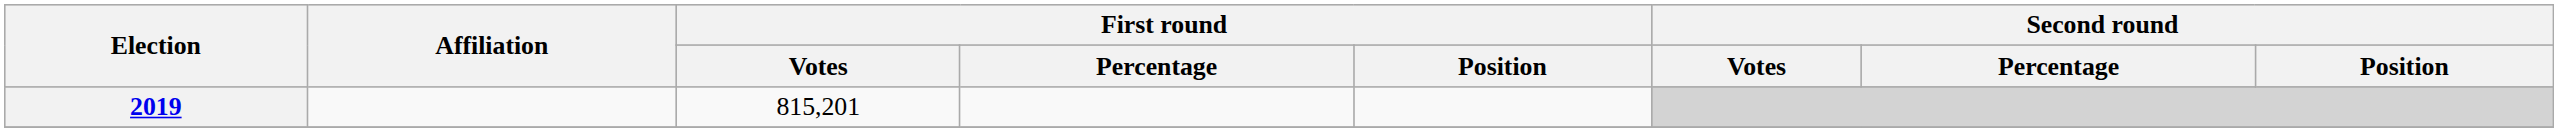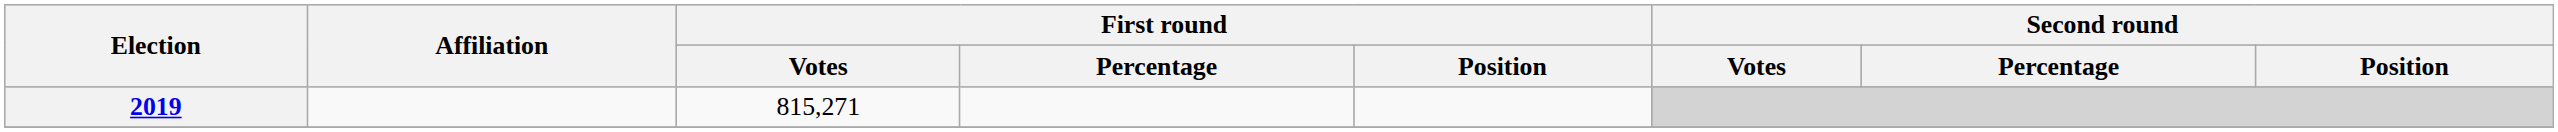(818, 106) 815,201 -> (818, 106) 815,271
